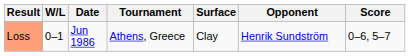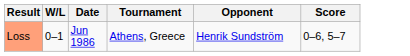- column: (216, 13)
